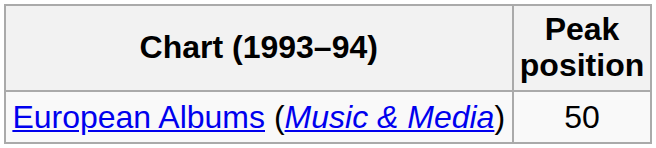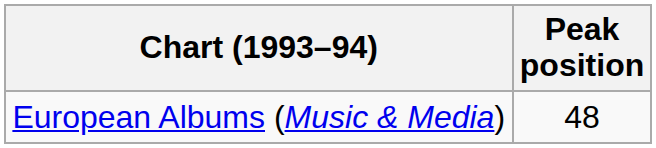(582, 116) 50 -> (582, 116) 48
